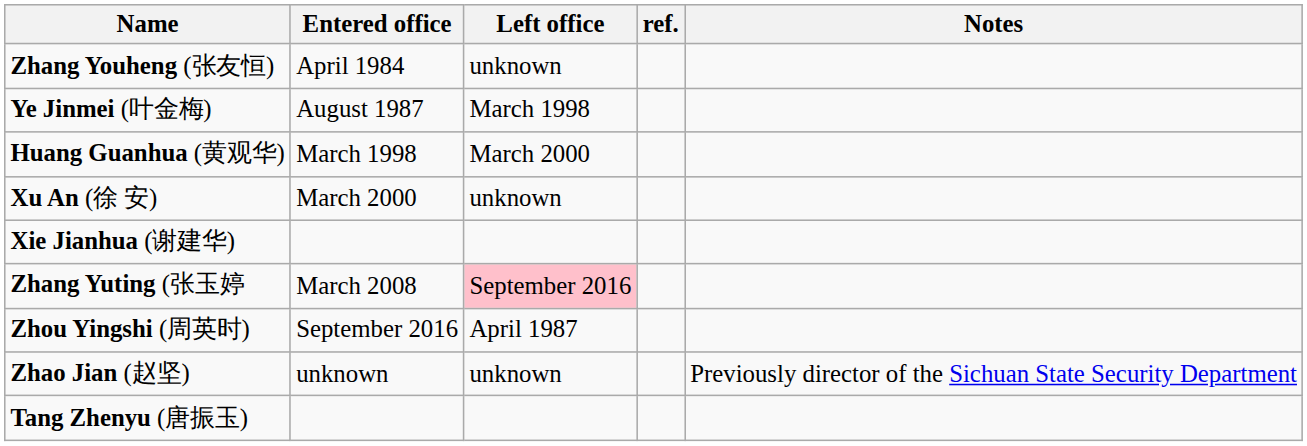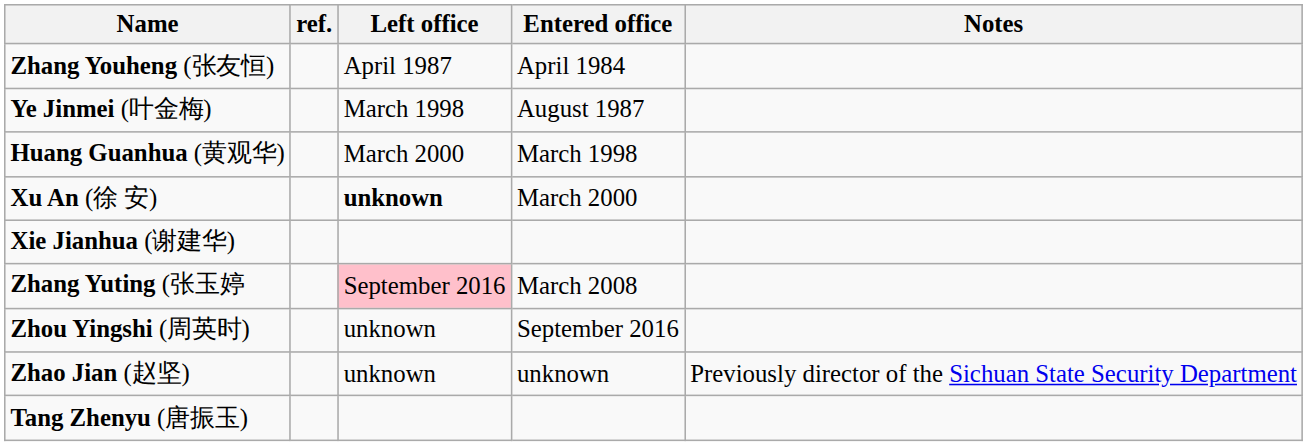columns swapped: (377, 24) <-> (661, 24)
(516, 65) unknown -> (398, 65) April 1987
(516, 197) normal -> (393, 197) bold
(524, 329) April 1987 -> (390, 329) unknown
